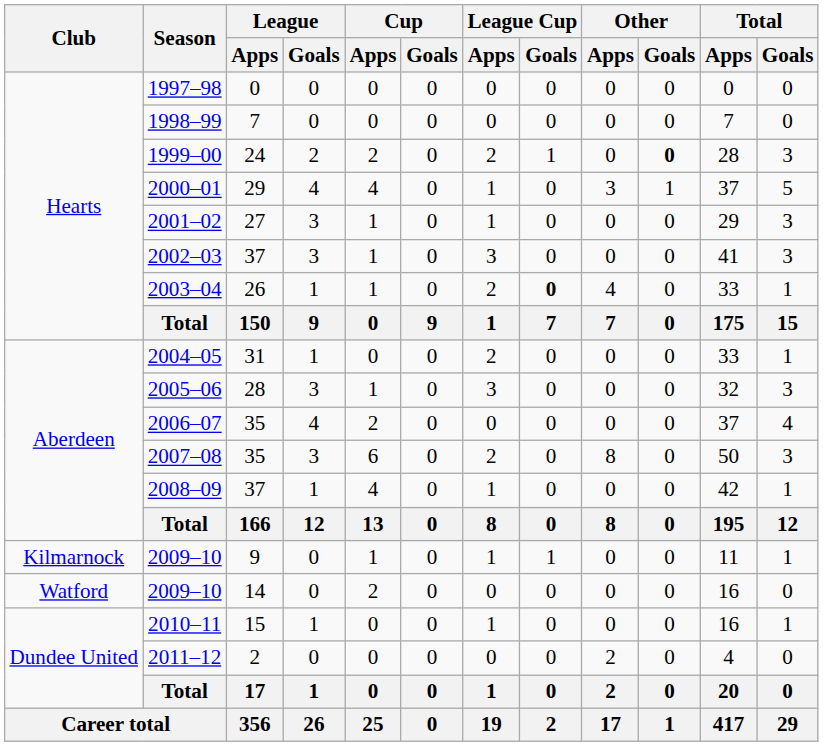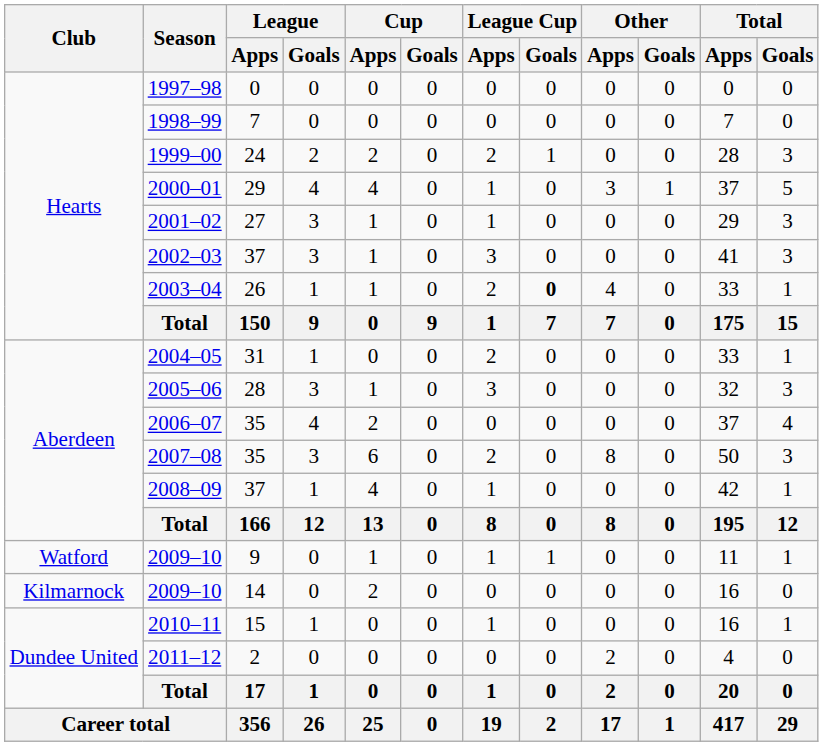(670, 155) bold -> (670, 155) normal
(74, 557) Kilmarnock -> (74, 557) Watford
(74, 590) Watford -> (74, 590) Kilmarnock
